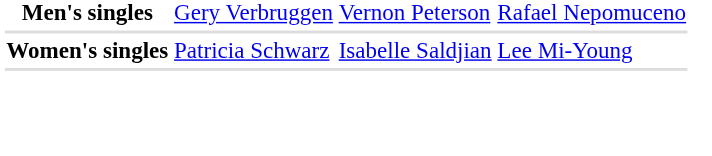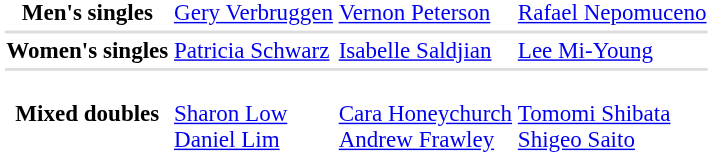+ row: (87, 113)
